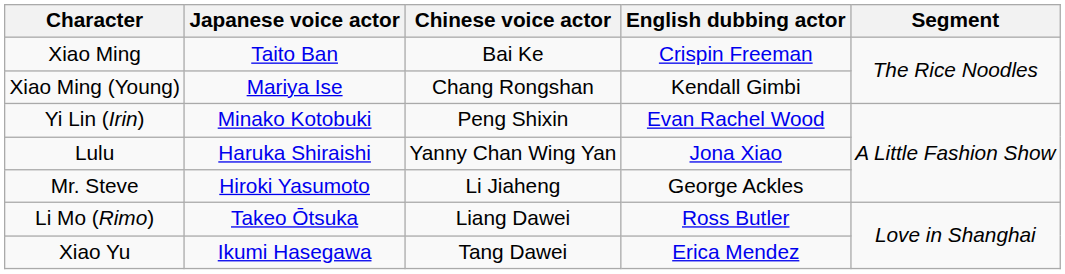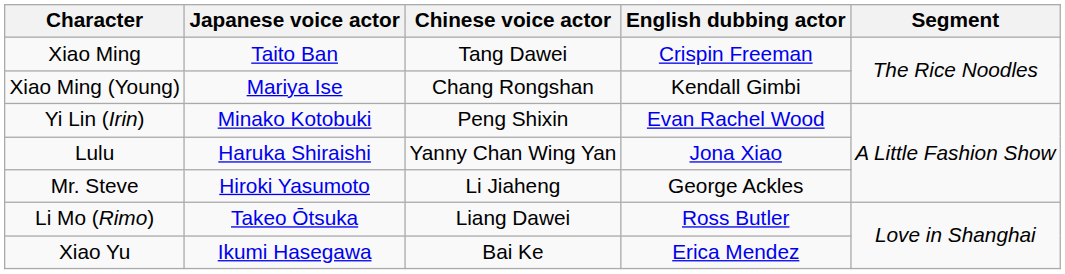(513, 53) Bai Ke -> (513, 53) Tang Dawei
(513, 251) Tang Dawei -> (513, 251) Bai Ke
